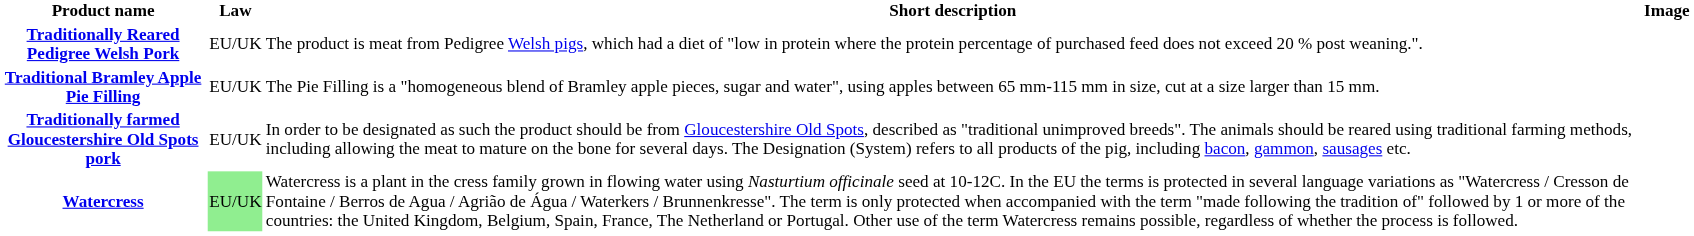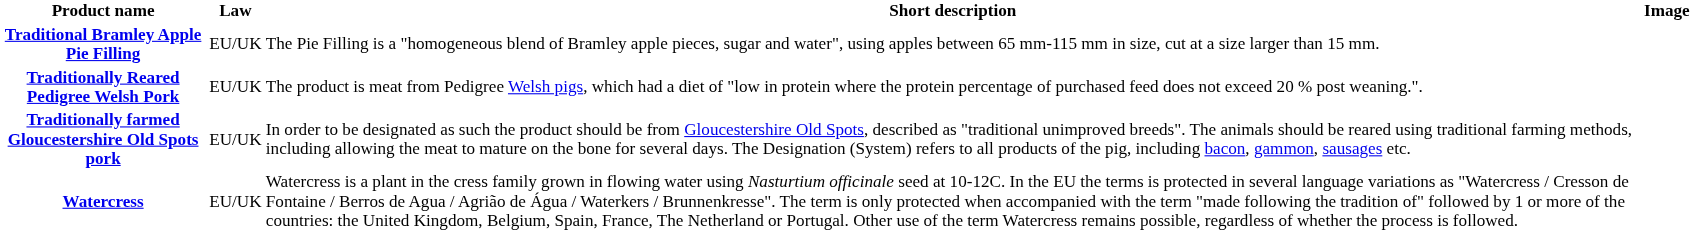rows swapped: (103, 86) <-> (103, 43)
(235, 201) lightgreen background -> (235, 201) no background
